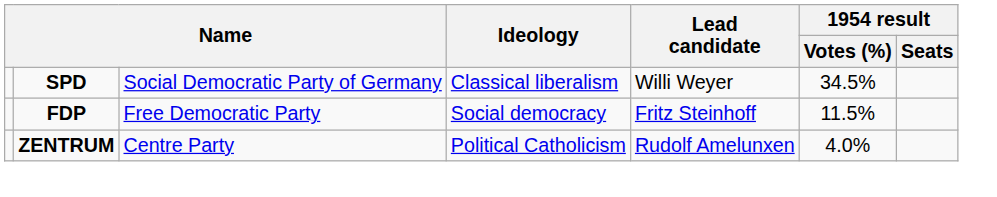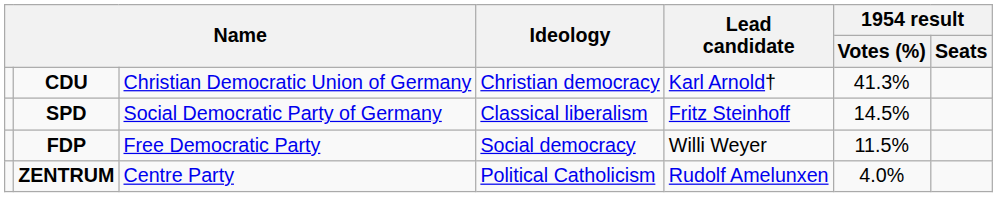+ row: (66, 82)
(684, 82) Willi Weyer -> (729, 113) Fritz Steinhoff
(848, 82) 34.5% -> (882, 113) 14.5%
(695, 113) Fritz Steinhoff -> (718, 144) Willi Weyer
